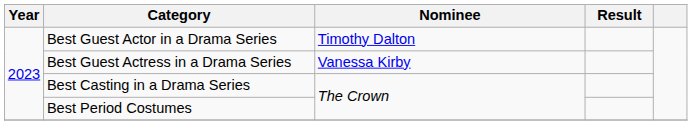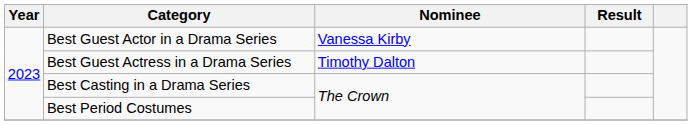(367, 39) Timothy Dalton -> (364, 39) Vanessa Kirby
(364, 62) Vanessa Kirby -> (367, 62) Timothy Dalton
